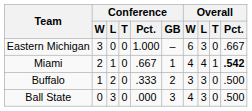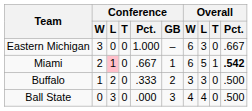(113, 64) no background -> (113, 64) pink background
(190, 64) 4 -> (190, 64) 6
(204, 64) 4 -> (204, 64) 5
(204, 98) 3 -> (204, 98) 4
